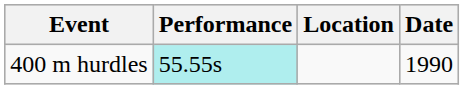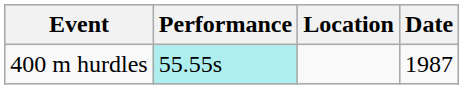(429, 64) 1990 -> (429, 64) 1987
